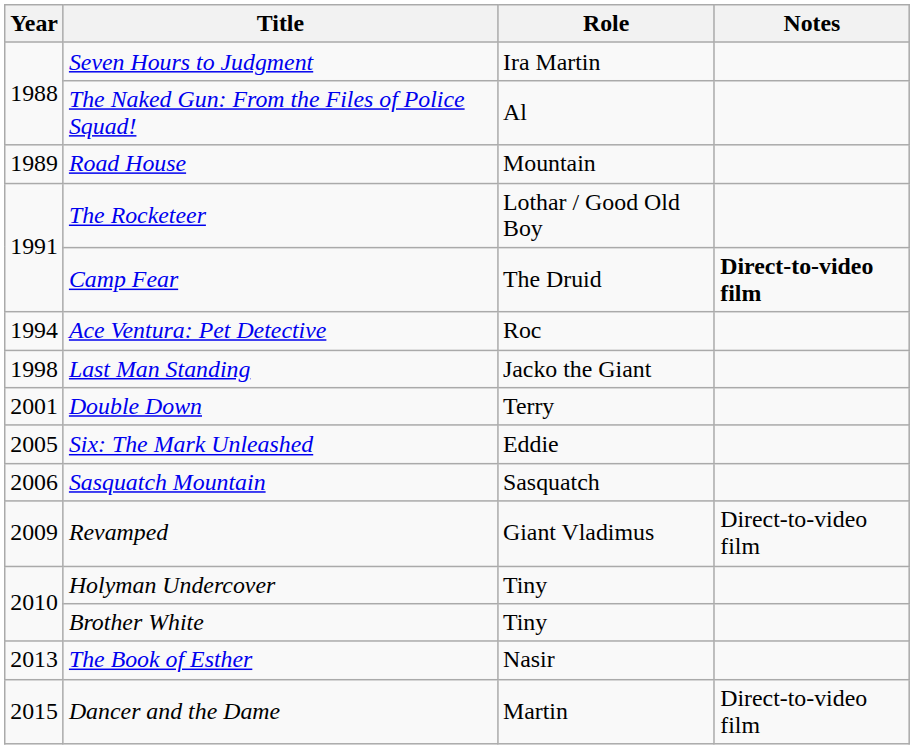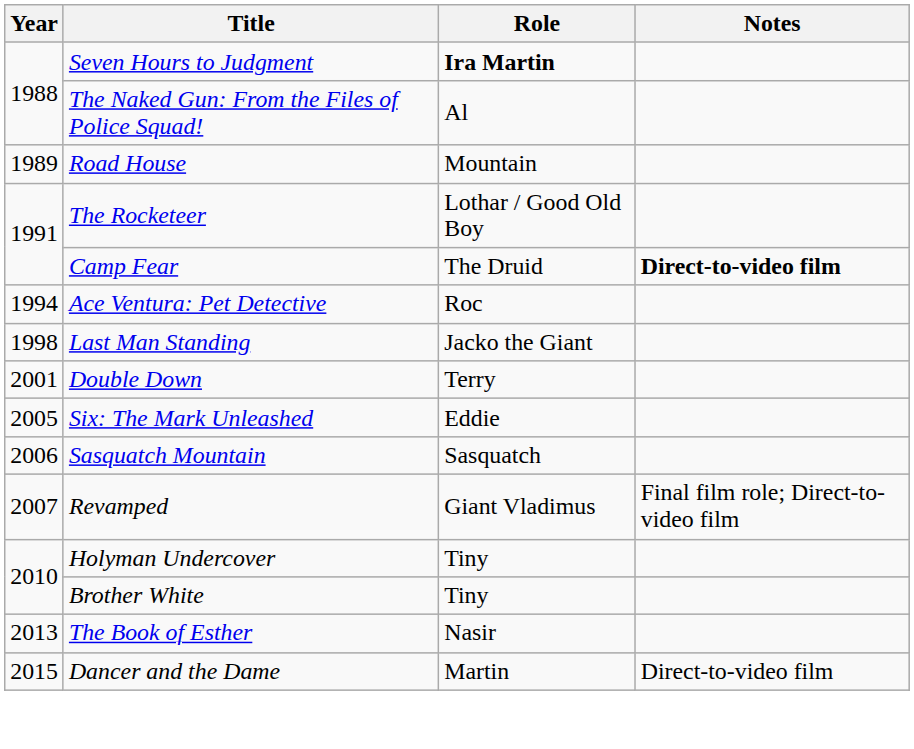(552, 61) normal -> (500, 61) bold
(34, 533) 2009 -> (34, 506) 2007
(794, 533) Direct-to-video film -> (763, 506) Final film role; Direct-to-video film
